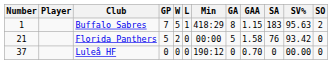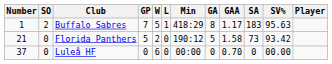columns swapped: (56, 11) <-> (320, 11)
(252, 25) 1.15 -> (232, 25) 1.17
(209, 39) 00:00 -> (188, 39) 190:12
(274, 39) 76 -> (254, 39) 73
(178, 53) 0 -> (157, 53) 6
(209, 53) 190:12 -> (188, 53) 00:00
